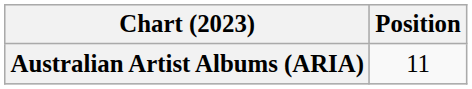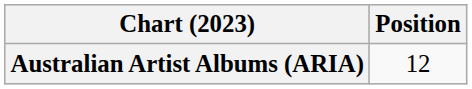(418, 63) 11 -> (418, 63) 12
